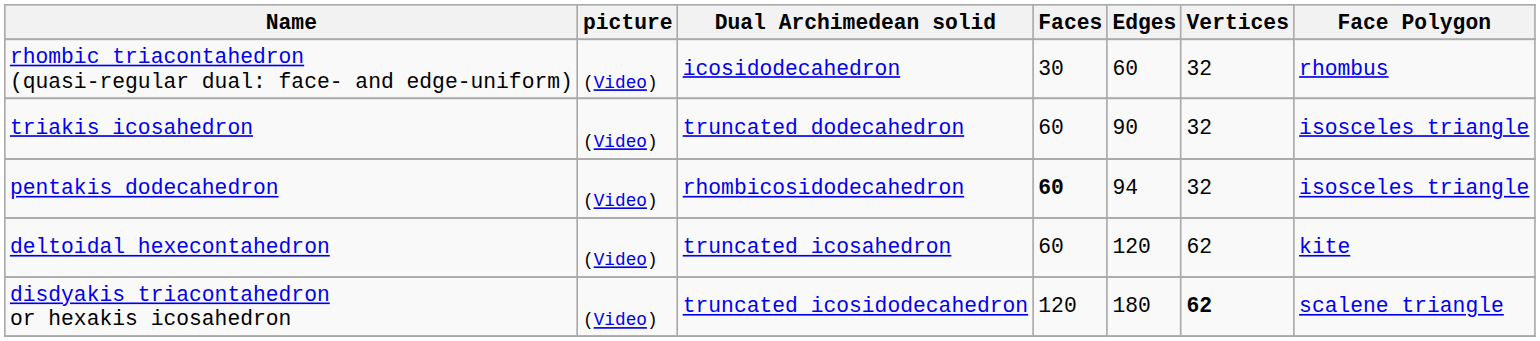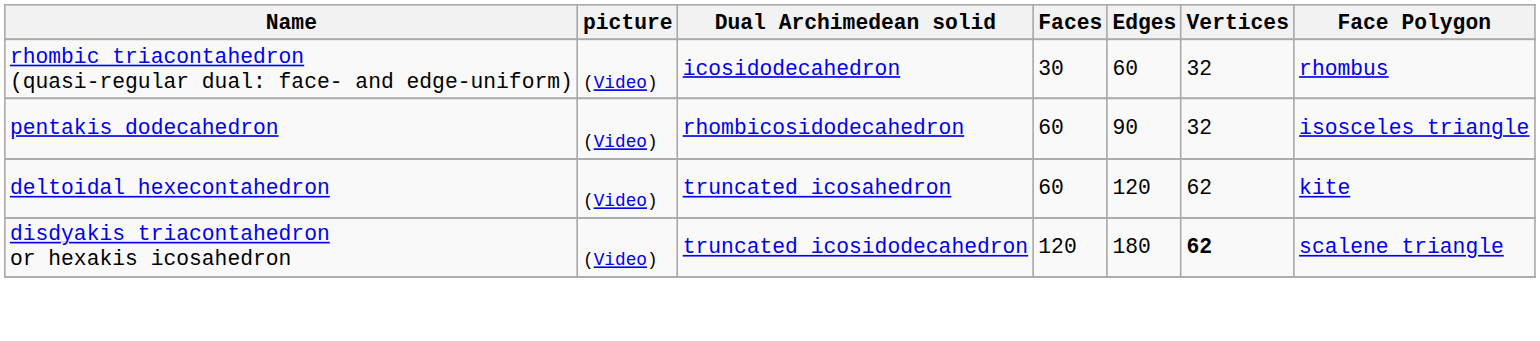- row: (131, 129)
(1051, 188) bold -> (1051, 129) normal
(1125, 188) 94 -> (1125, 129) 90
